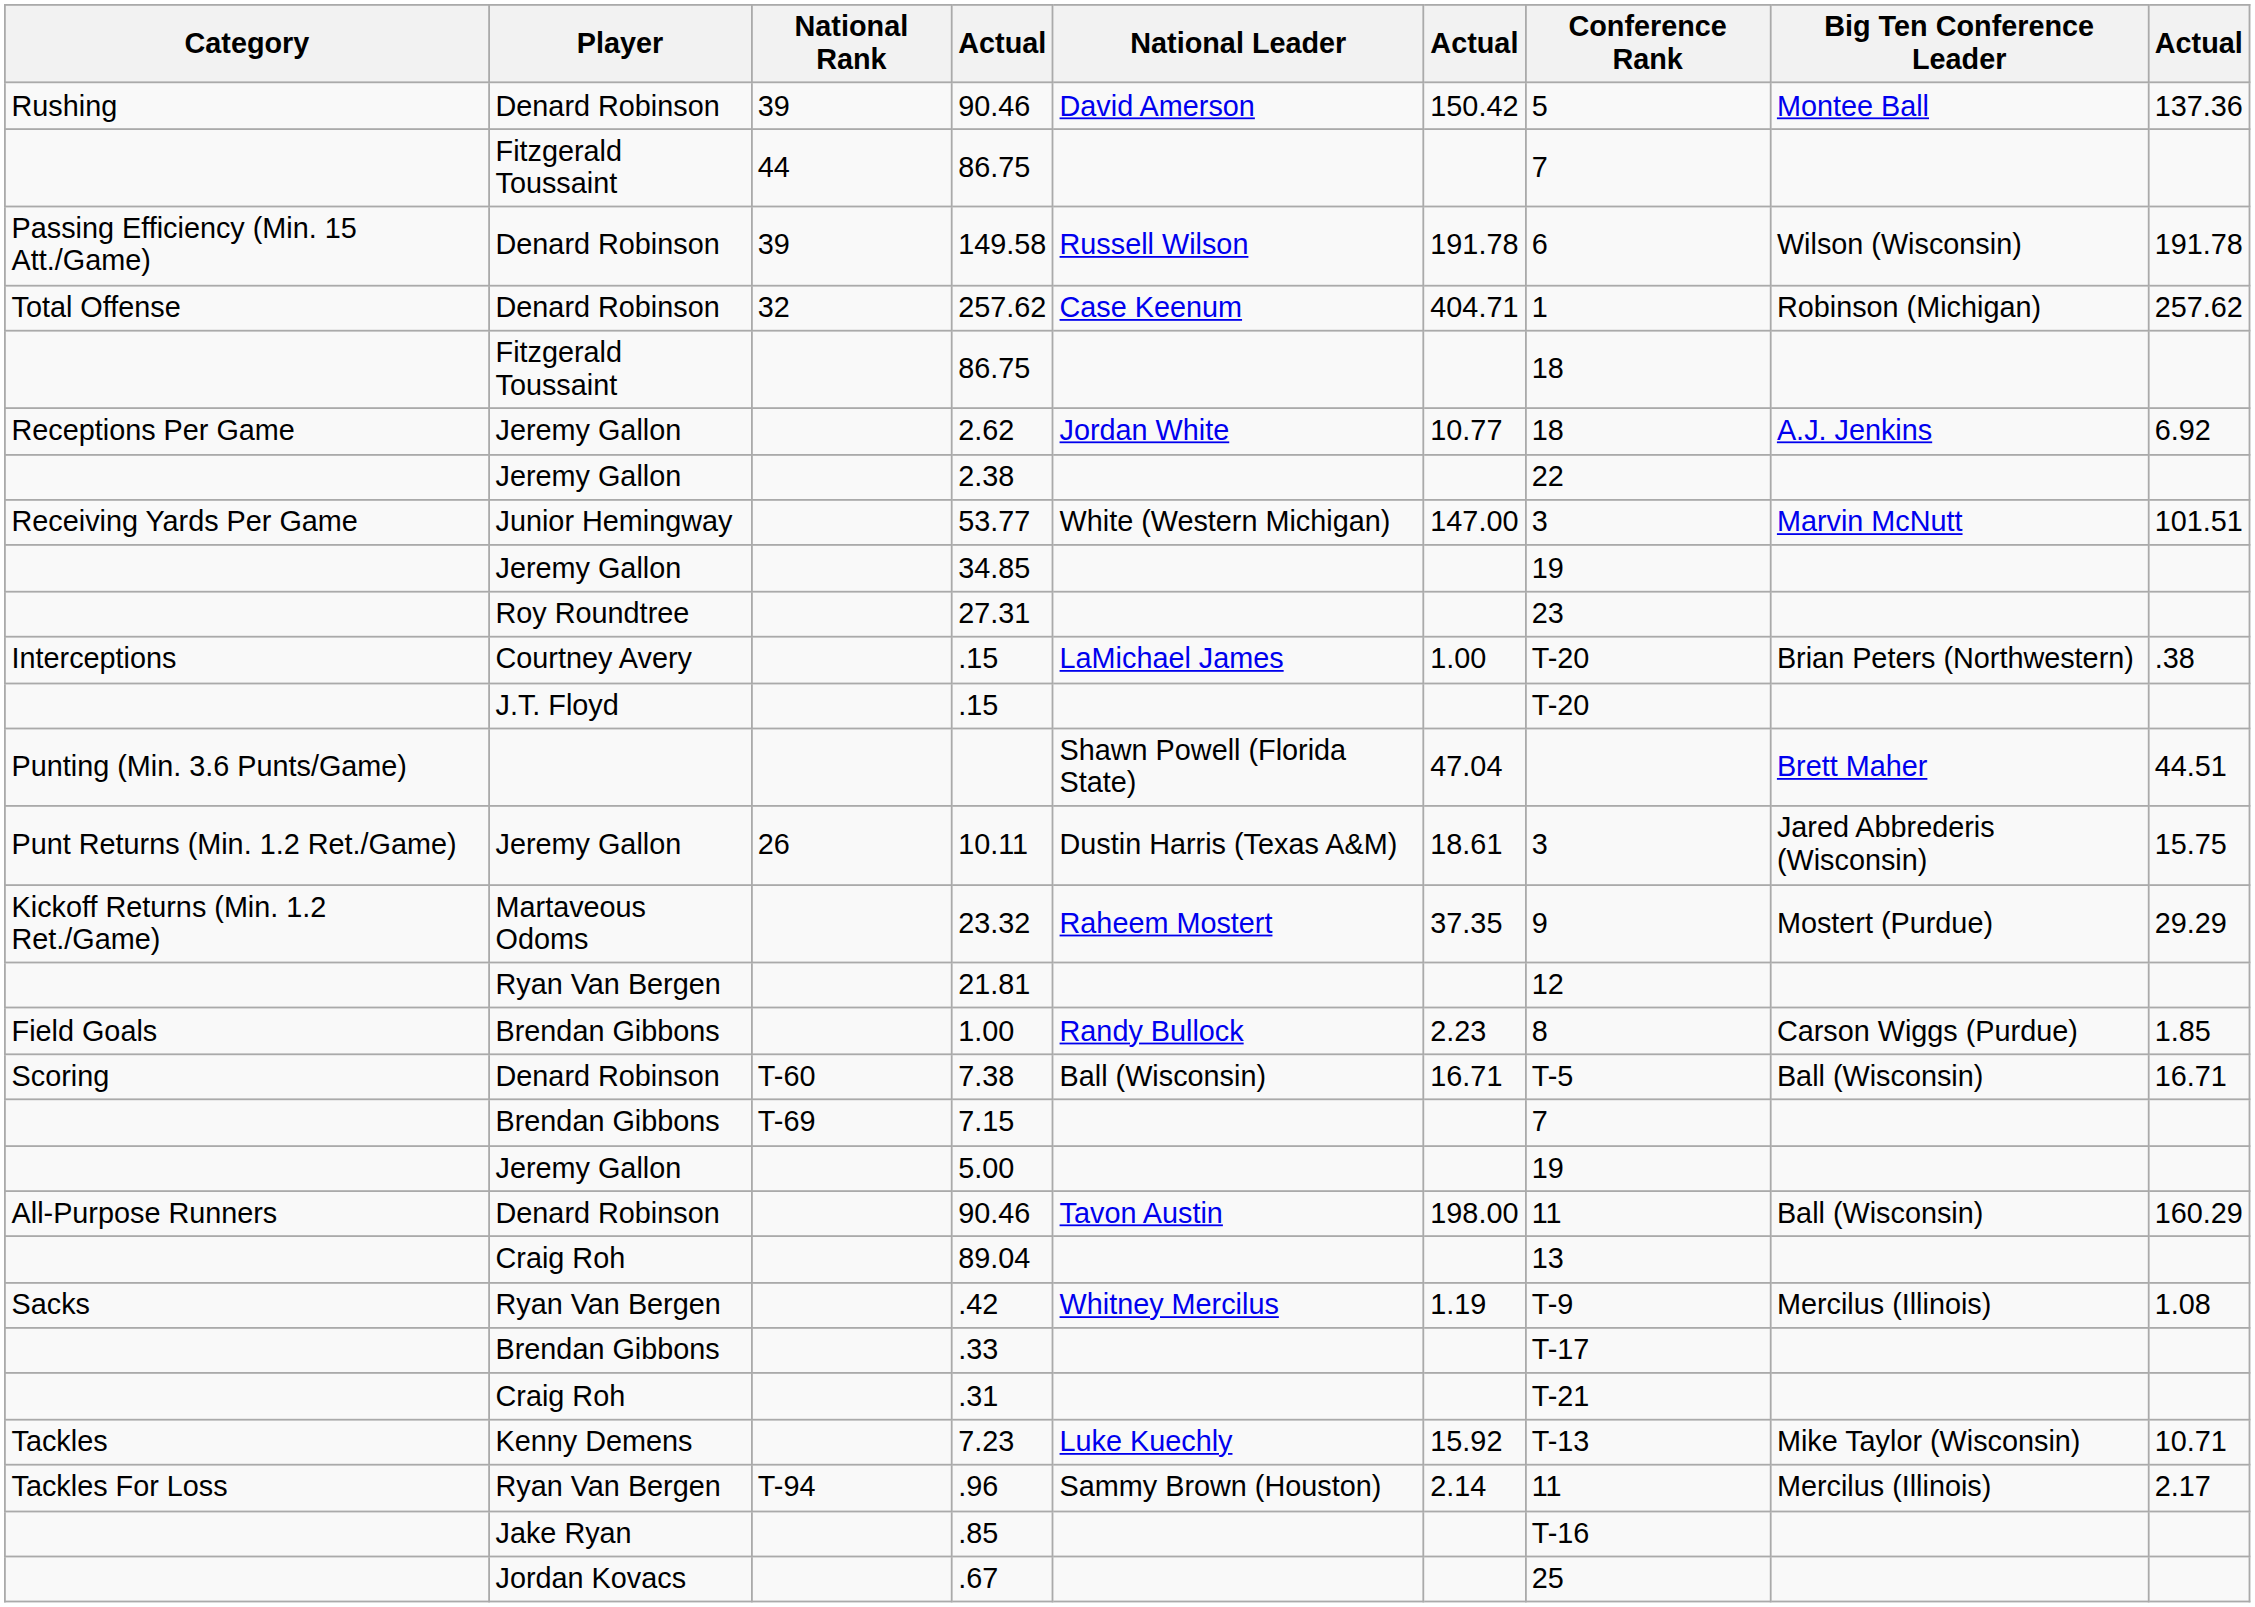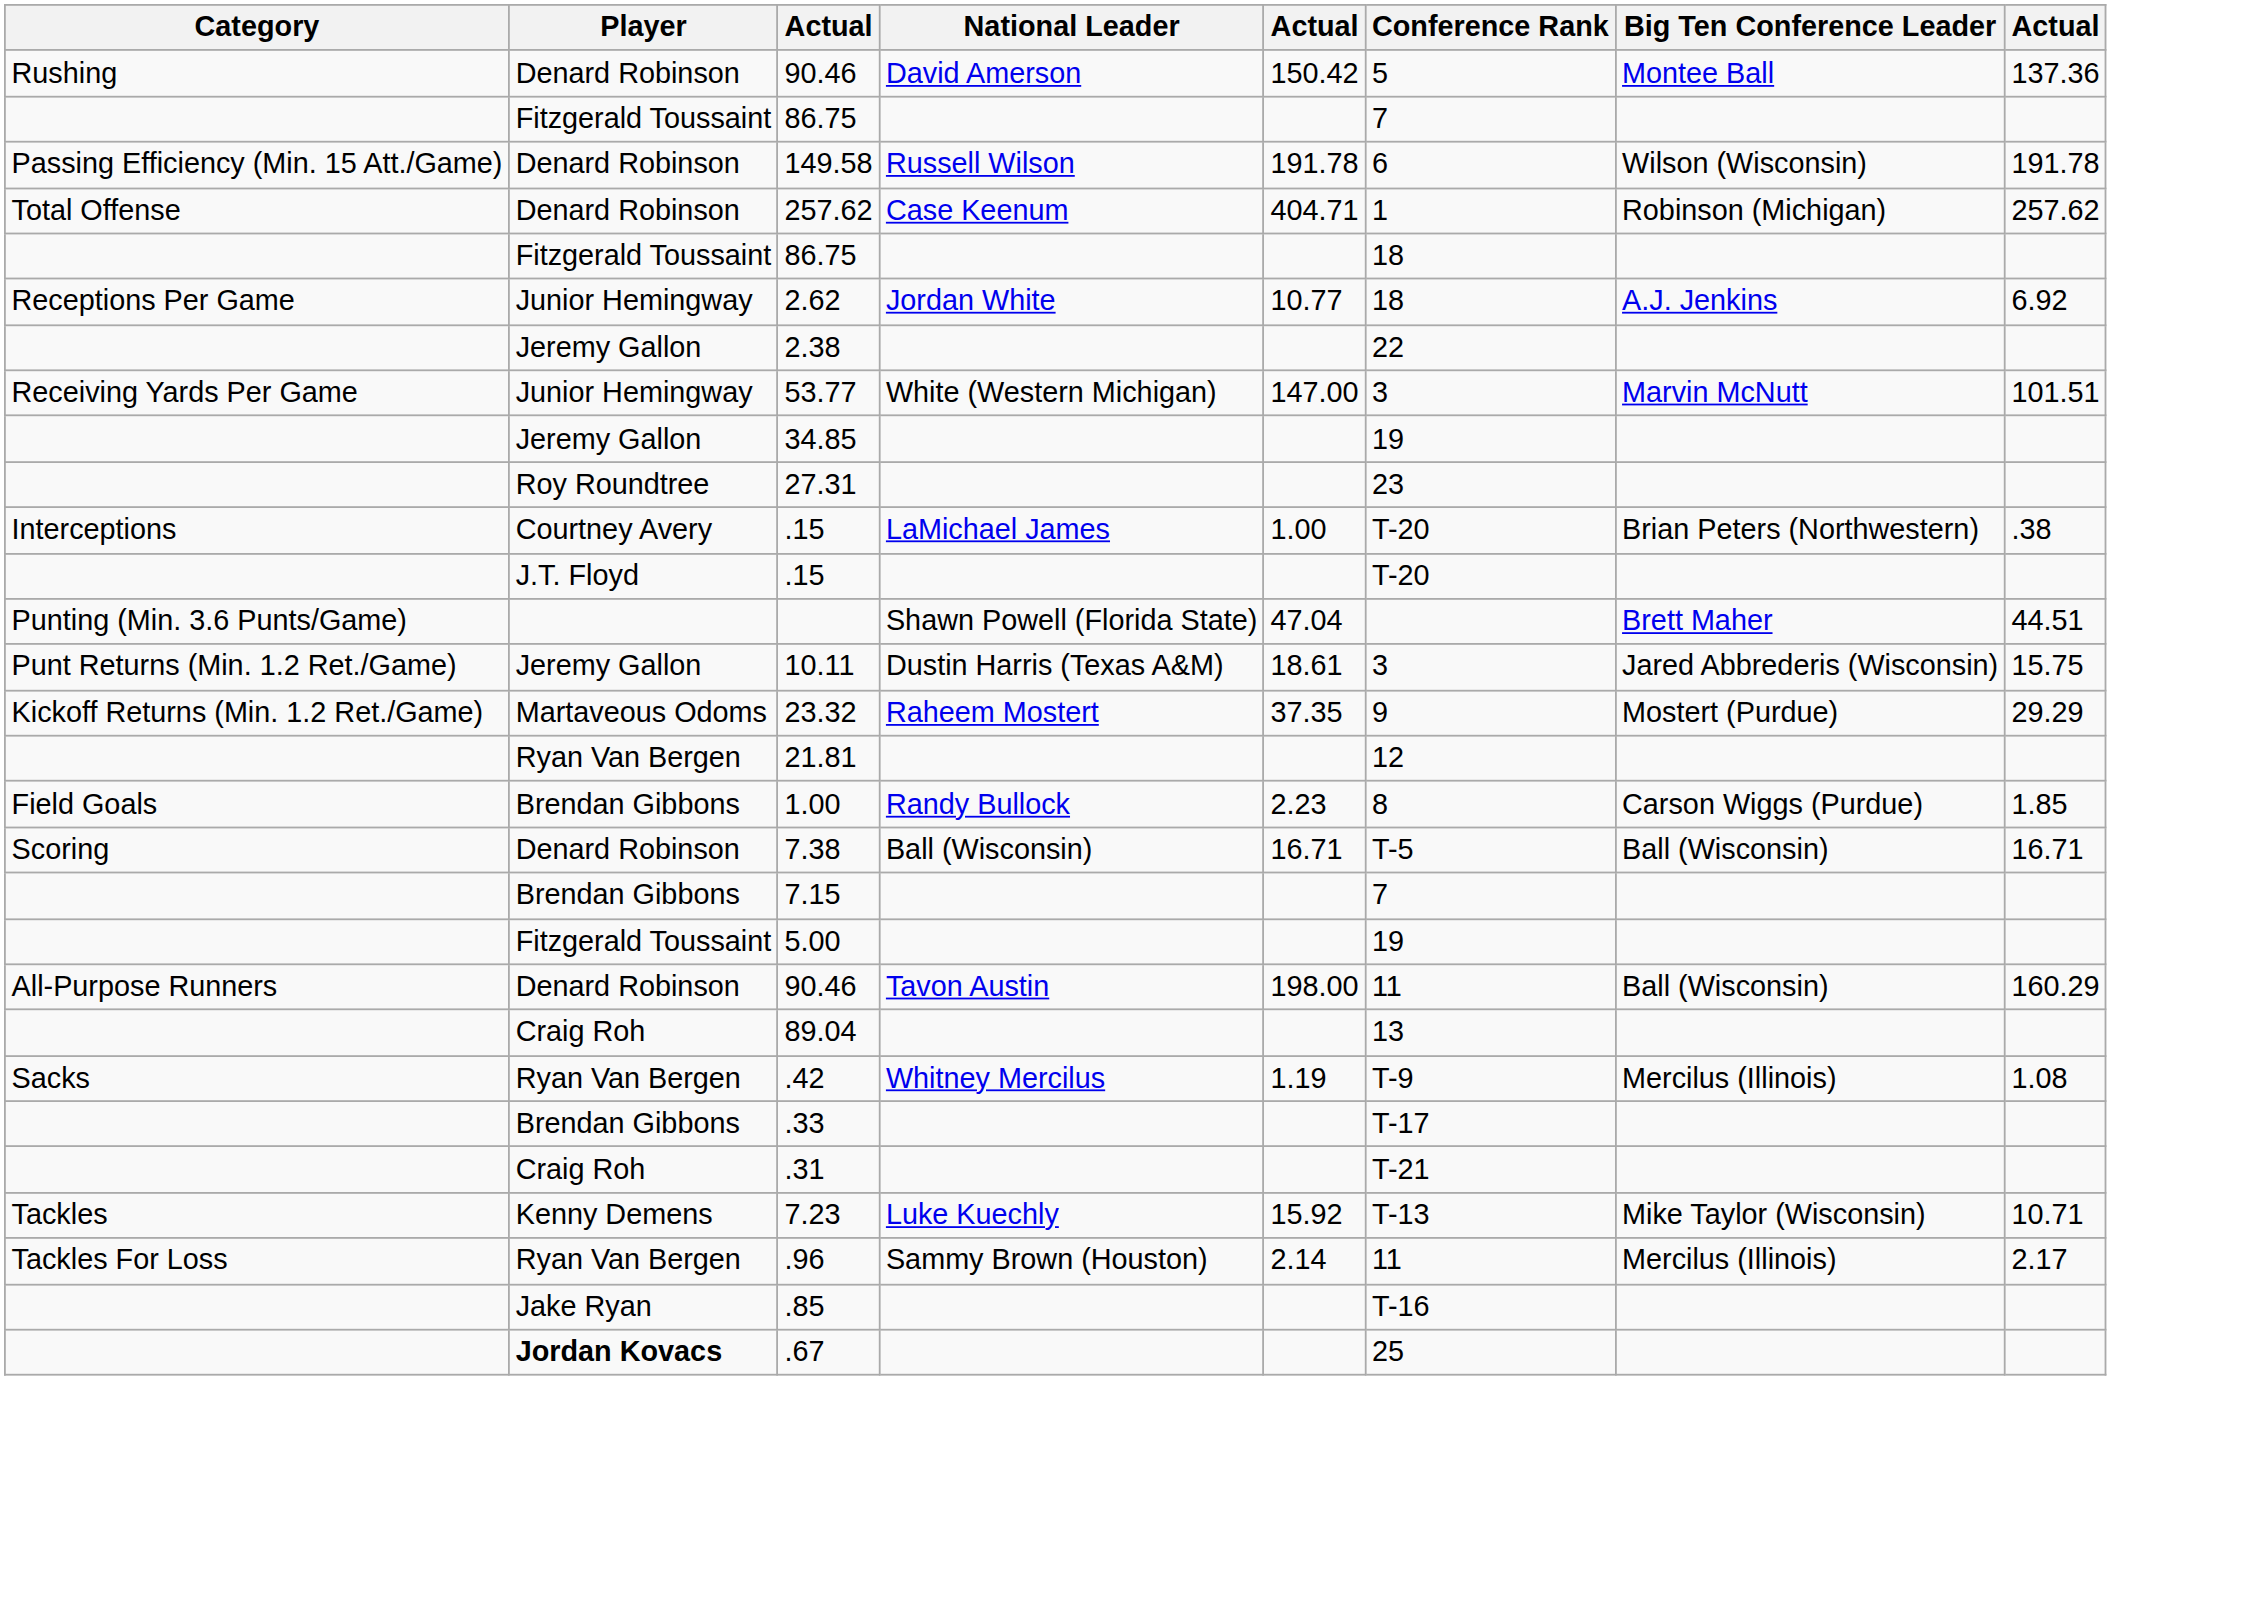- column: (851, 43)
(588, 430) Jeremy Gallon -> (634, 301) Junior Hemingway
(588, 1167) Jeremy Gallon -> (643, 940) Fitzgerald Toussaint
(591, 1578) normal -> (619, 1351) bold
